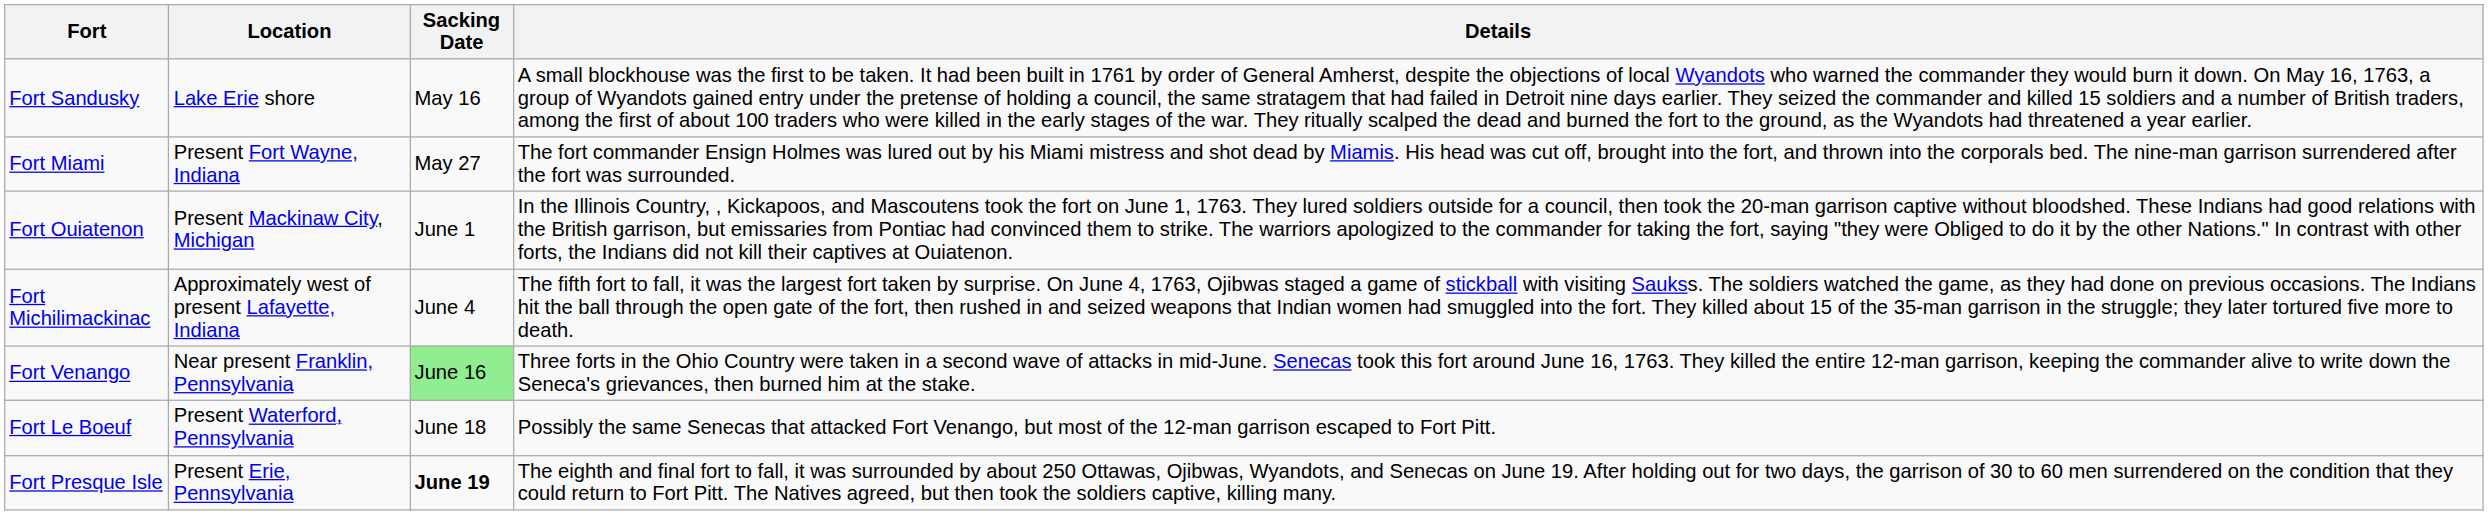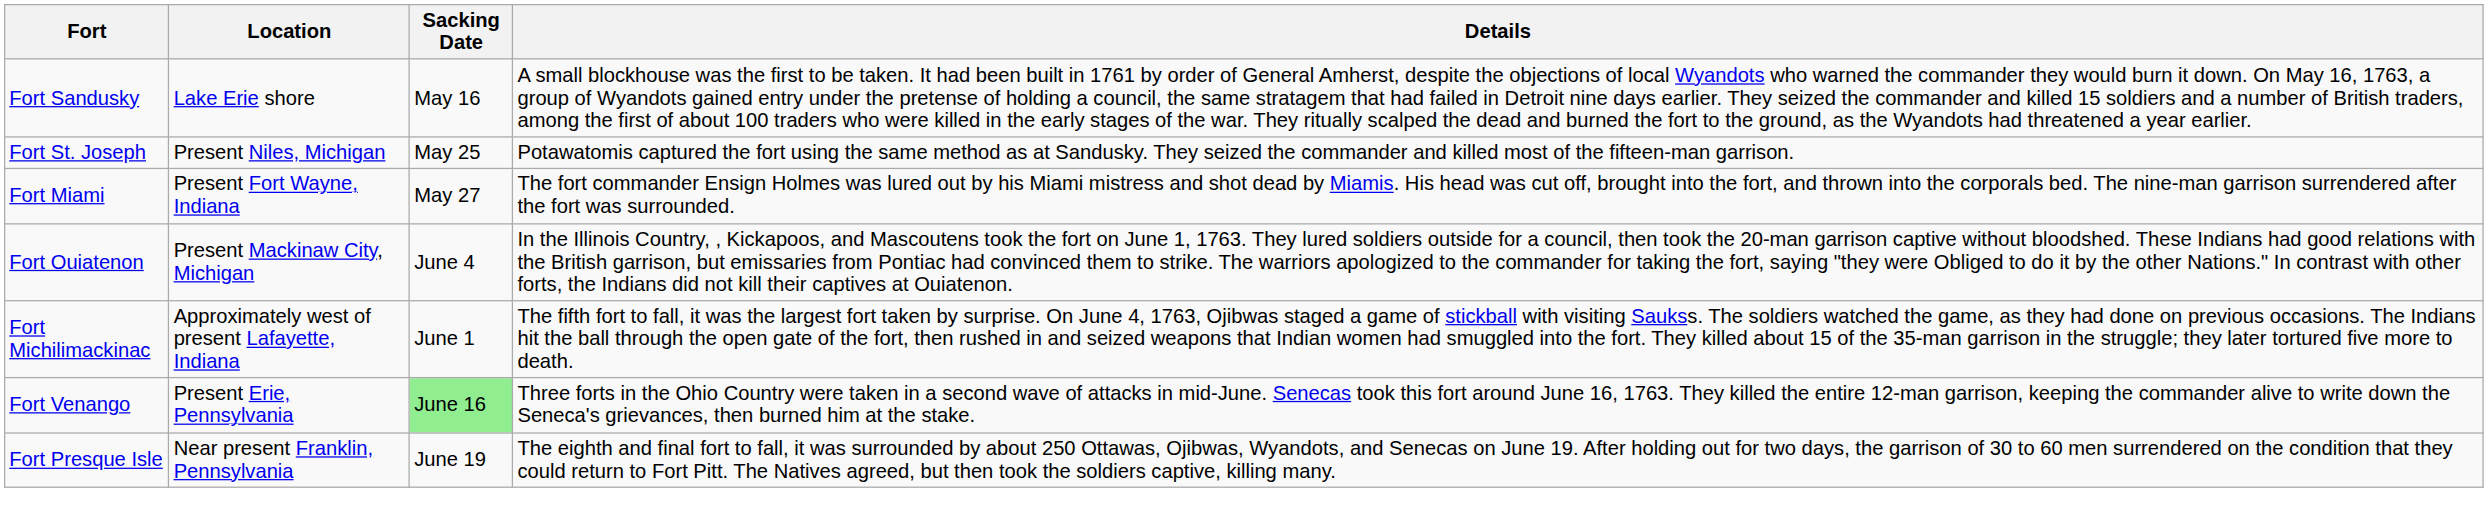+ row: (78, 152)
(445, 229) June 1 -> (445, 261) June 4
(445, 307) June 4 -> (445, 339) June 1
(273, 373) Near present Franklin, Pennsylvania -> (234, 405) Present Erie, Pennsylvania
- row: (70, 427)
(234, 482) Present Erie, Pennsylvania -> (273, 459) Near present Franklin, Pennsylvania
(452, 482) bold -> (450, 459) normal
